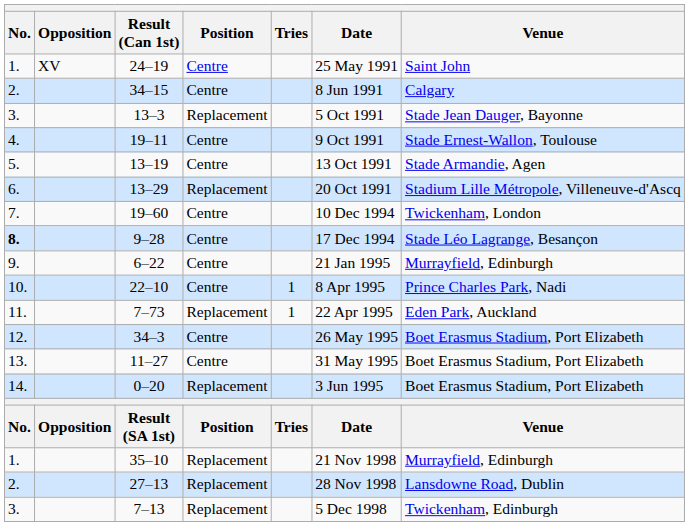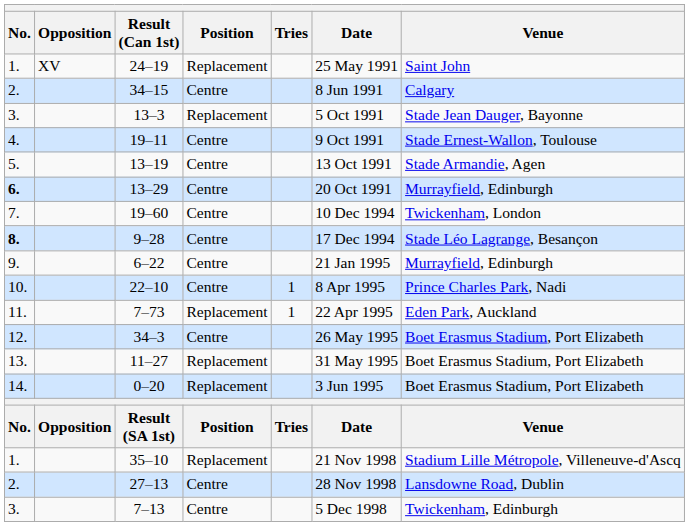(207, 66) Centre -> (227, 66) Replacement
(14, 189) normal -> (14, 189) bold
(227, 189) Replacement -> (207, 189) Centre
(543, 189) Stadium Lille Métropole, Villeneuve-d'Ascq -> (479, 189) Murrayfield, Edinburgh
(207, 361) Centre -> (227, 361) Replacement
(479, 459) Murrayfield, Edinburgh -> (543, 459) Stadium Lille Métropole, Villeneuve-d'Ascq
(227, 484) Replacement -> (207, 484) Centre
(227, 509) Replacement -> (207, 509) Centre
